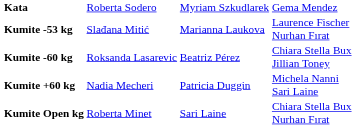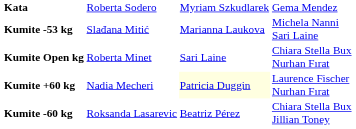(311, 29) Laurence Fischer Nurhan Fırat -> (305, 29) Michela Nanni Sari Laine
rows swapped: (38, 57) <-> (44, 113)
(215, 85) no background -> (215, 85) lightyellow background
(305, 85) Michela Nanni Sari Laine -> (311, 85) Laurence Fischer Nurhan Fırat
